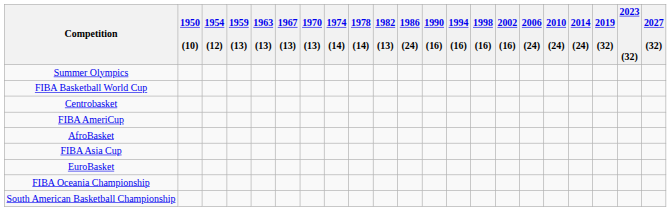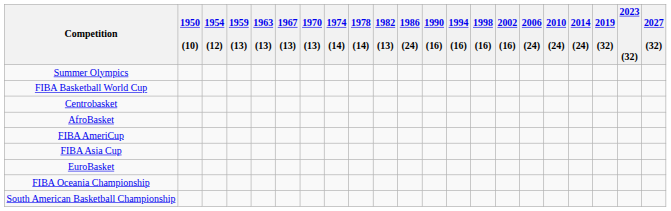rows swapped: (91, 135) <-> (91, 119)
